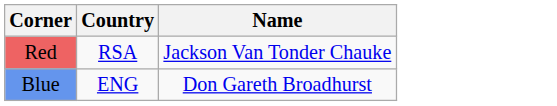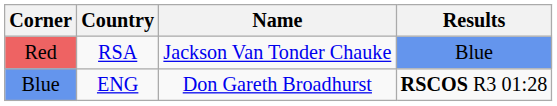+ column: (474, 20)
